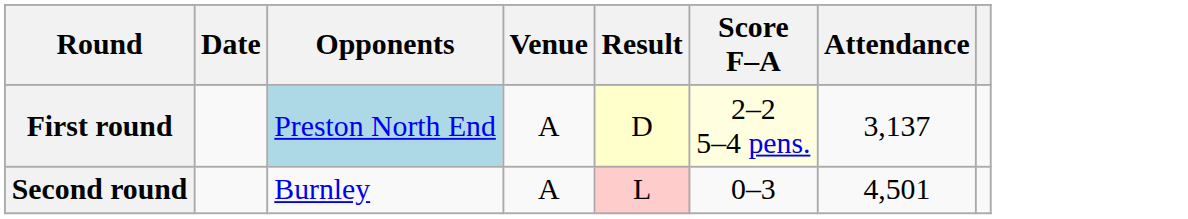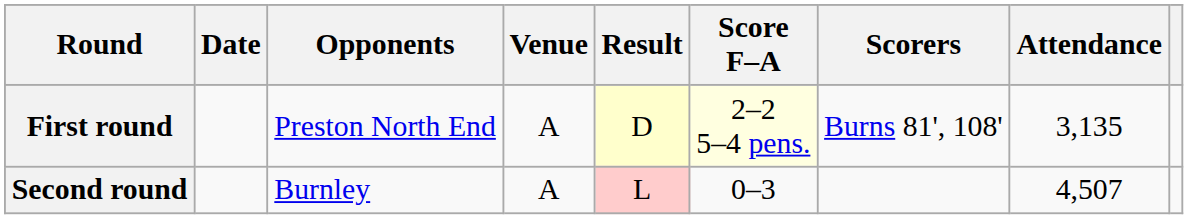+ column: (913, 44)
(385, 125) lightblue background -> (385, 125) no background
(897, 125) 3,137 -> (1089, 125) 3,135
(897, 189) 4,501 -> (1089, 189) 4,507
